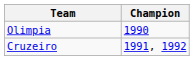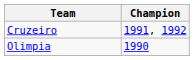rows swapped: (29, 30) <-> (32, 47)
